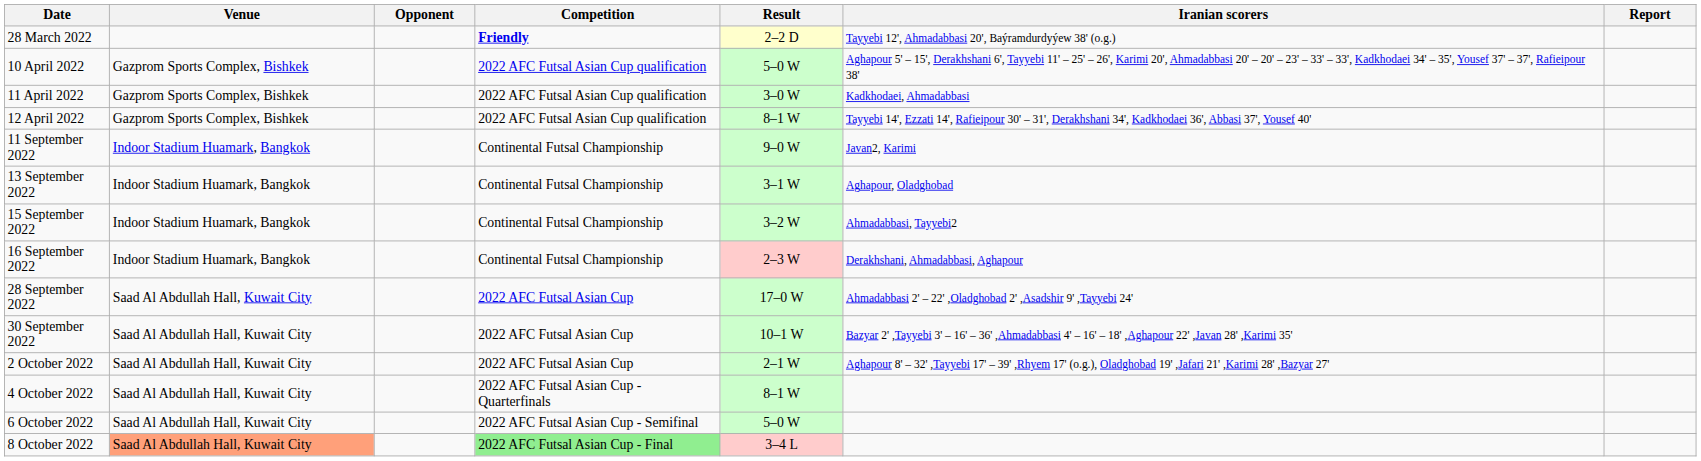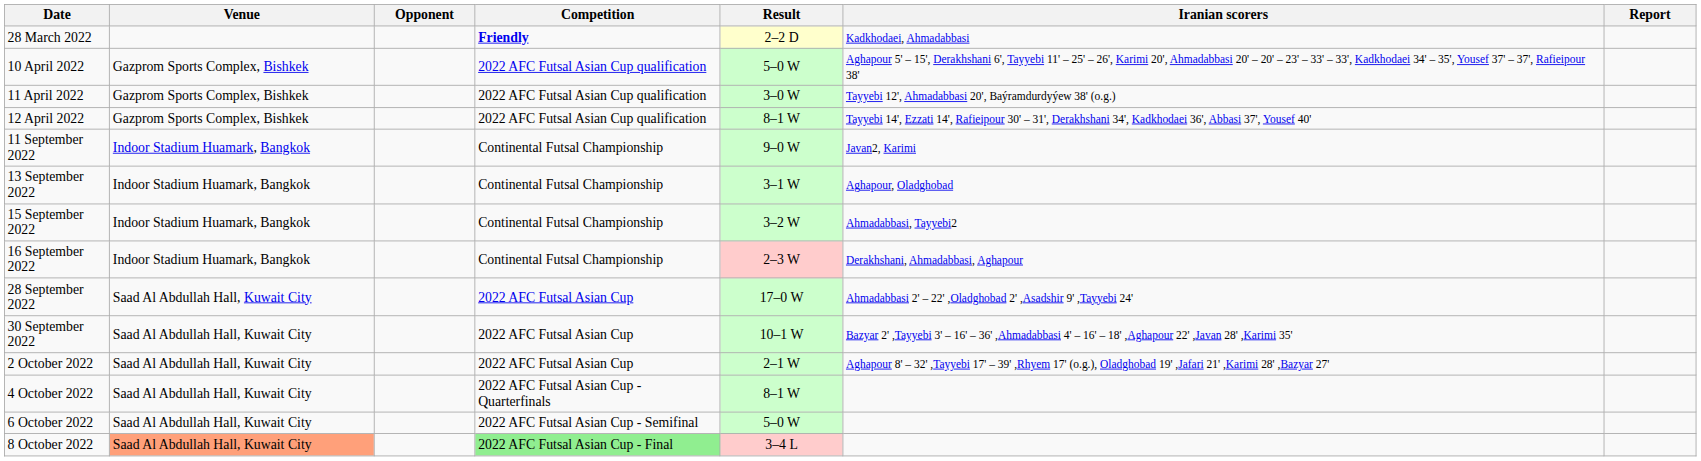(981, 38) Tayyebi 12', Ahmadabbasi 20', Baýramdurdyýew 38' (o.g.) -> (908, 38) Kadkhodaei, Ahmadabbasi
(908, 97) Kadkhodaei, Ahmadabbasi -> (981, 97) Tayyebi 12', Ahmadabbasi 20', Baýramdurdyýew 38' (o.g.)
